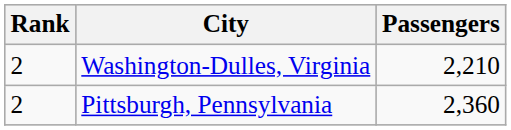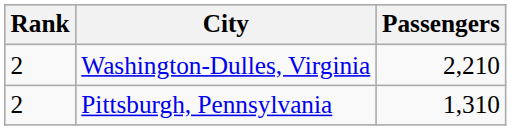(471, 104) 2,360 -> (471, 104) 1,310
